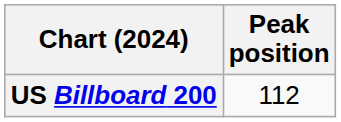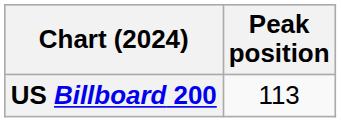(279, 95) 112 -> (279, 95) 113
